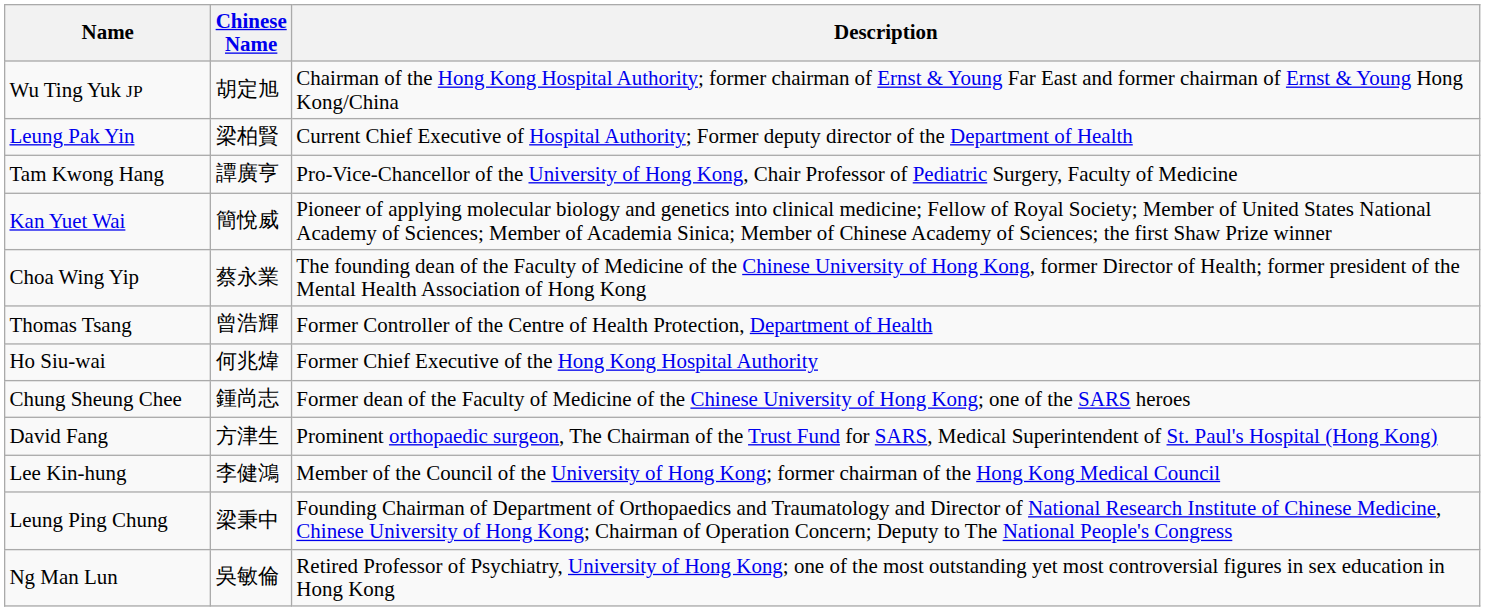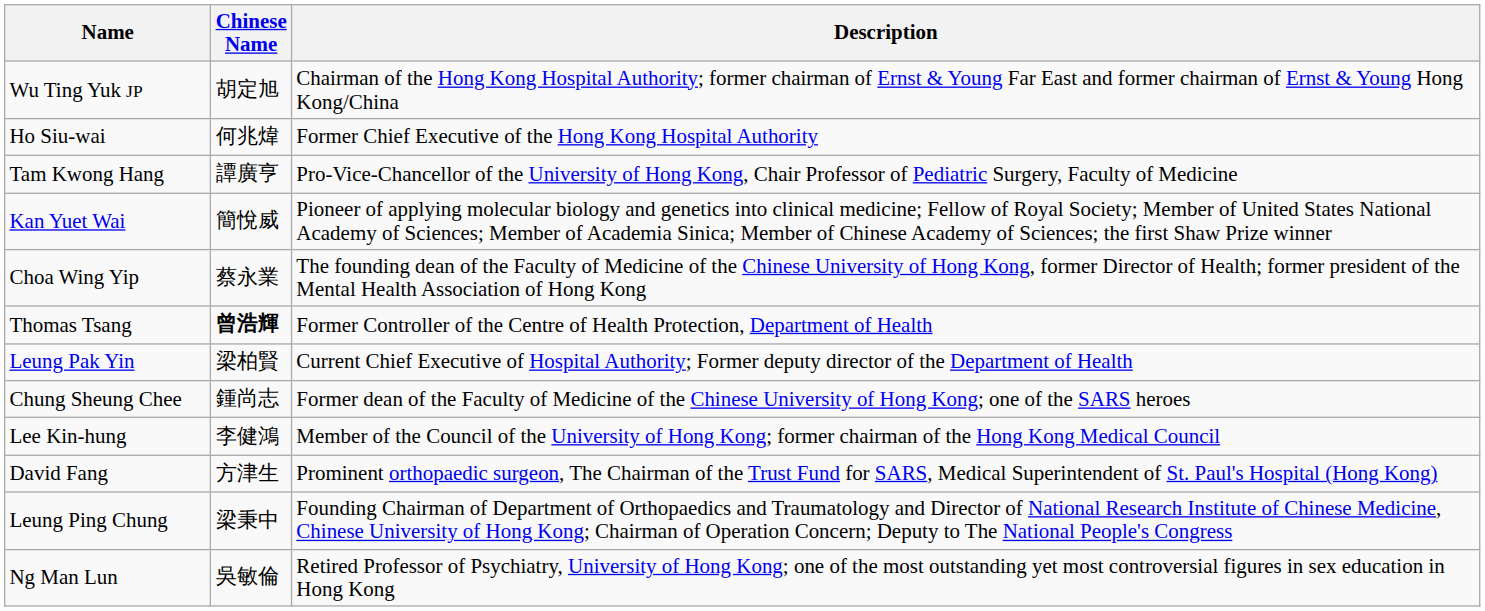rows swapped: (58, 361) <-> (72, 136)
(247, 324) normal -> (247, 324) bold
rows swapped: (68, 473) <-> (59, 436)
